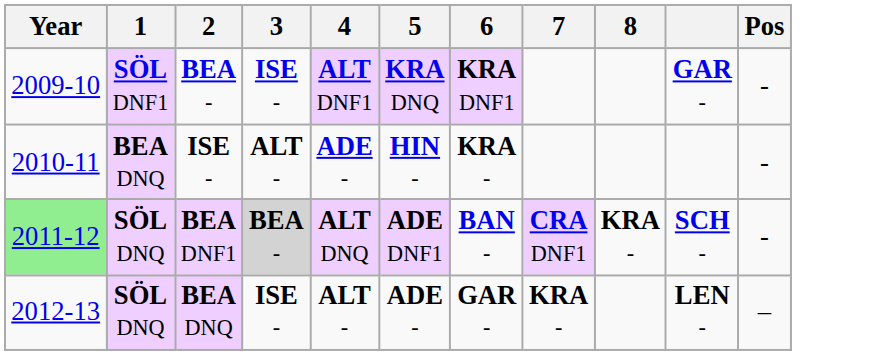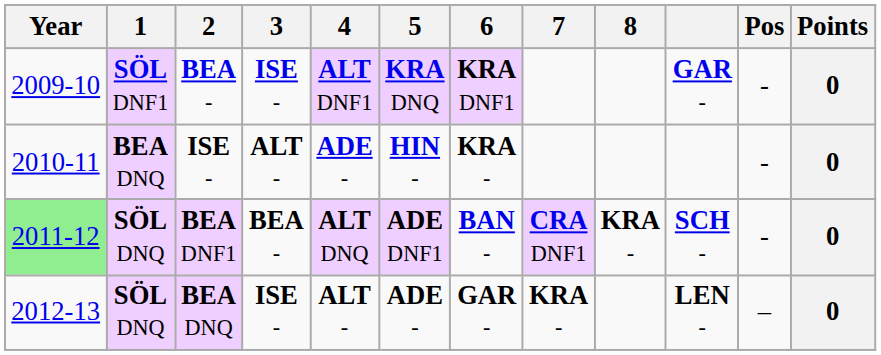+ column: (833, 26)
(276, 235) lightgrey background -> (276, 235) no background
